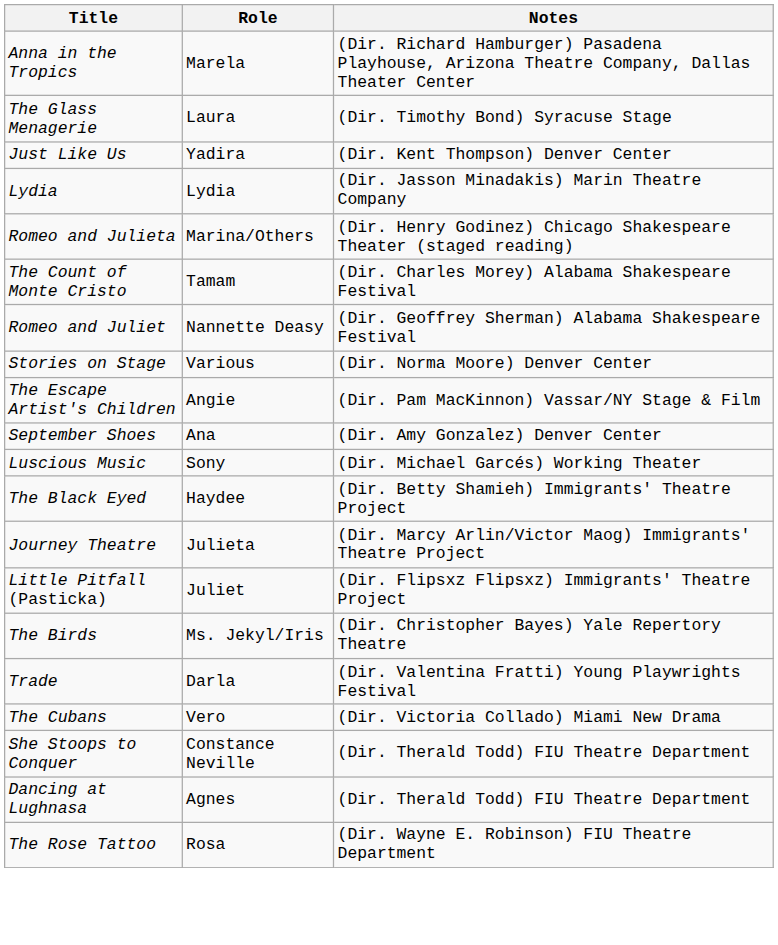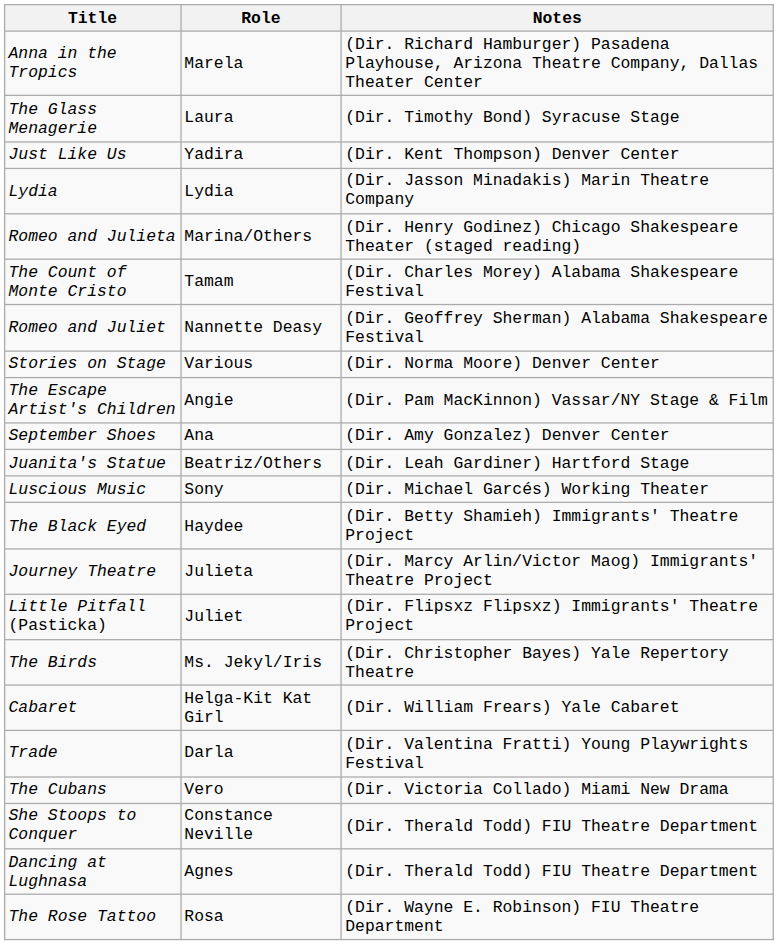+ row: (87, 463)
+ row: (43, 708)
